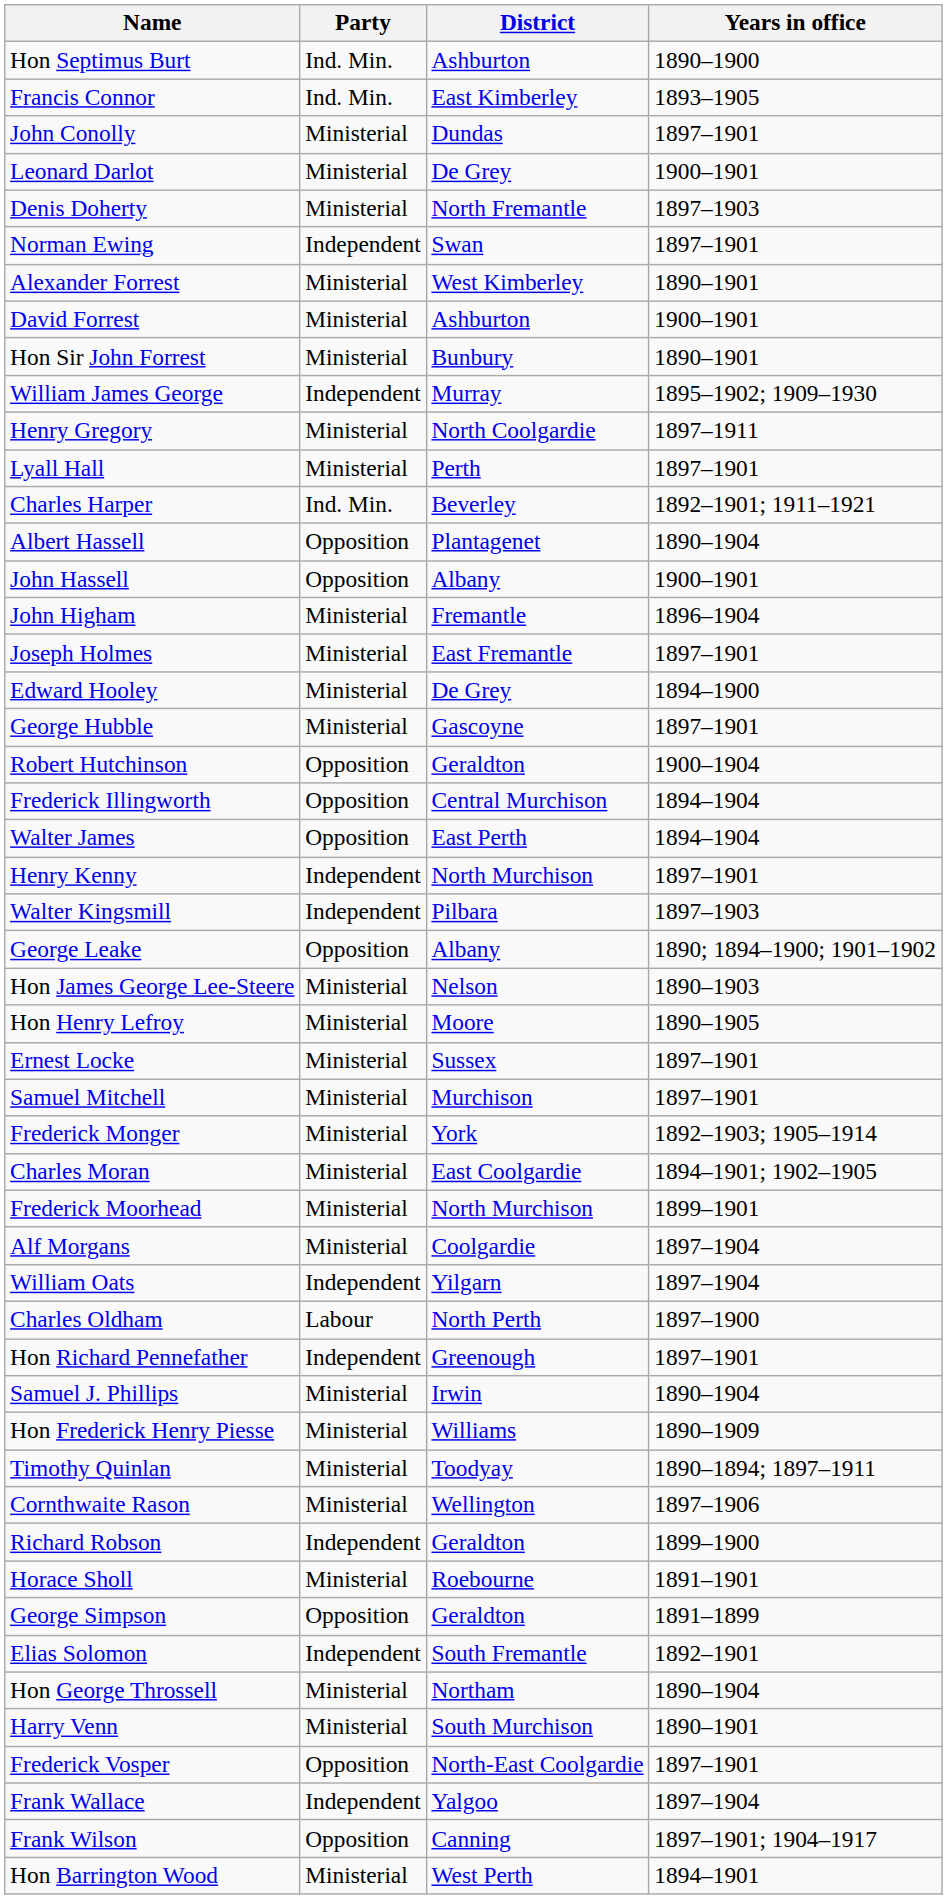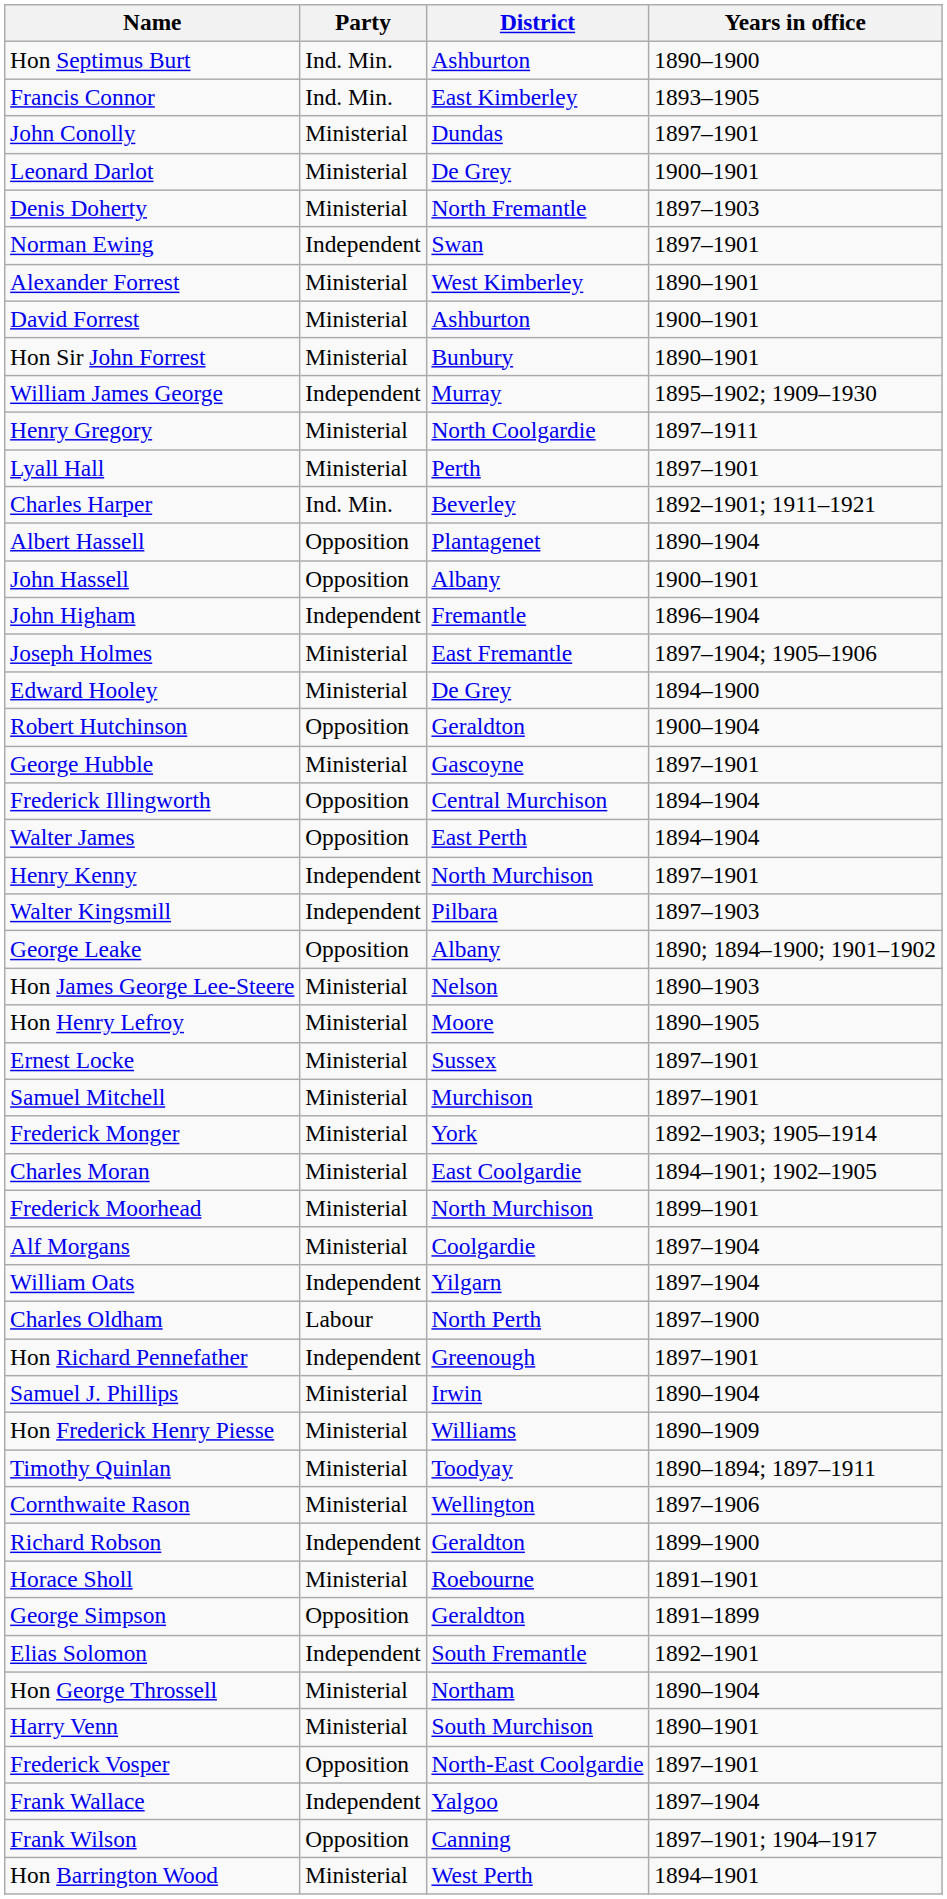(356, 615) Ministerial -> (363, 615) Independent
(707, 652) 1897–1901 -> (766, 652) 1897–1904; 1905–1906
rows swapped: (82, 726) <-> (99, 763)
